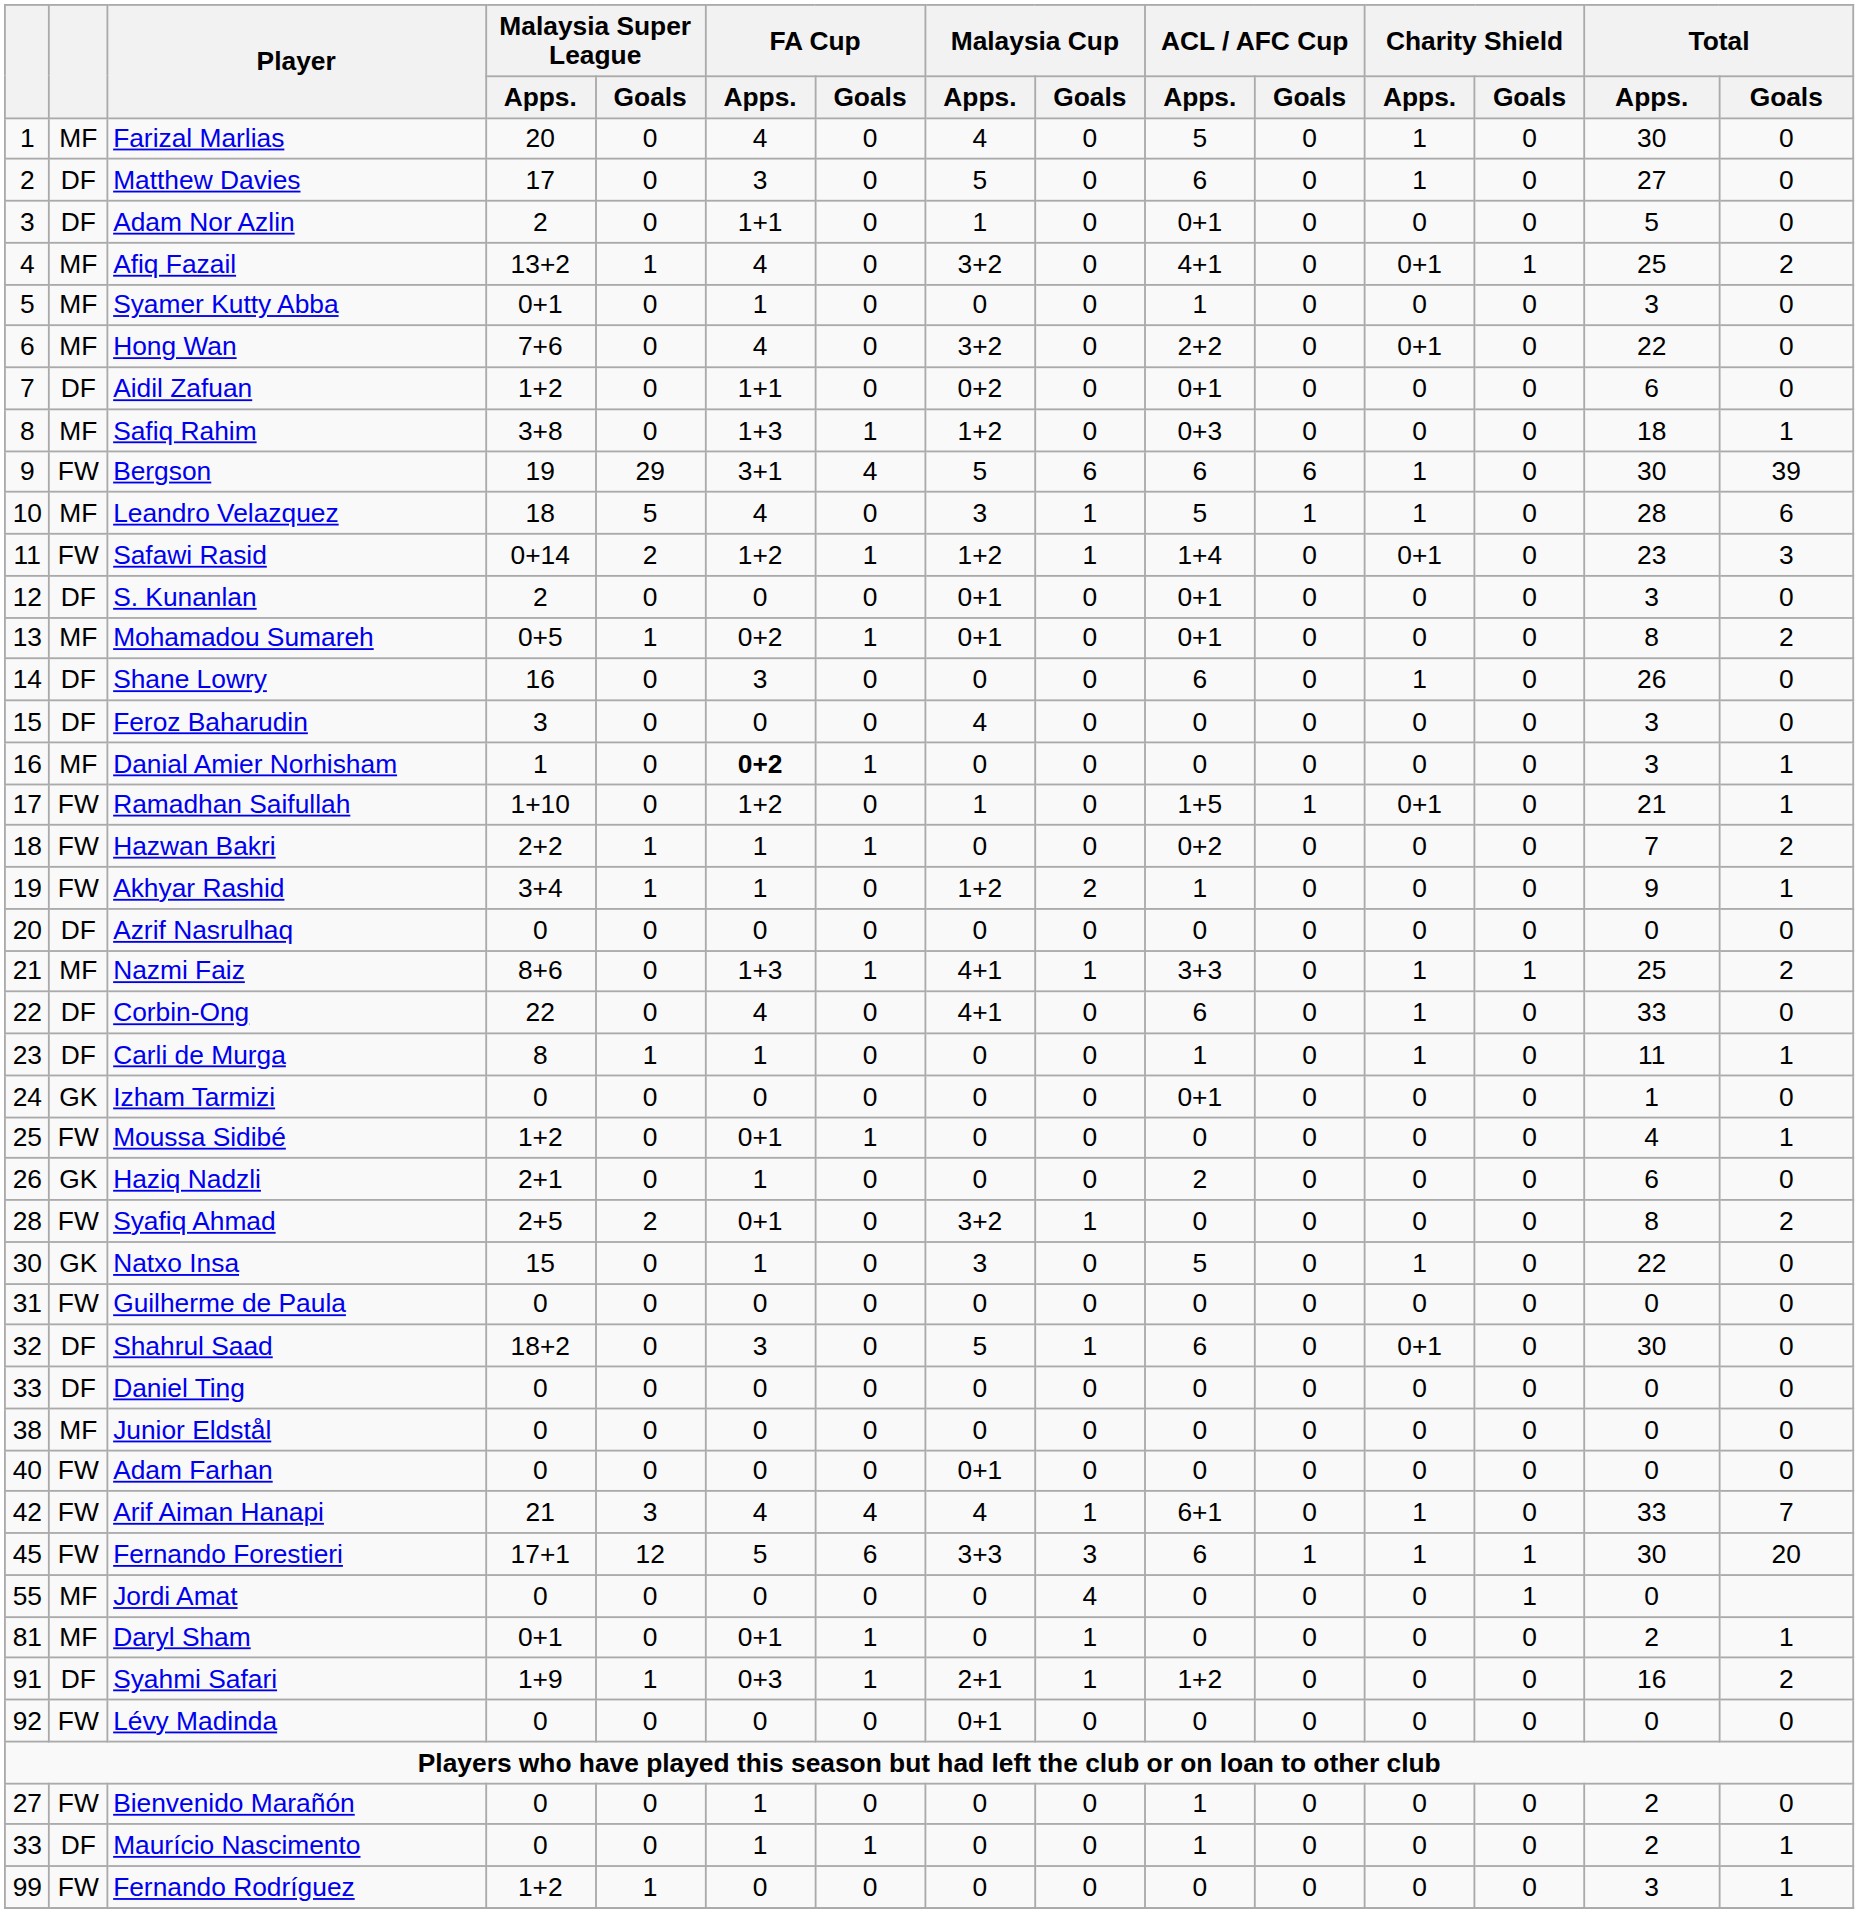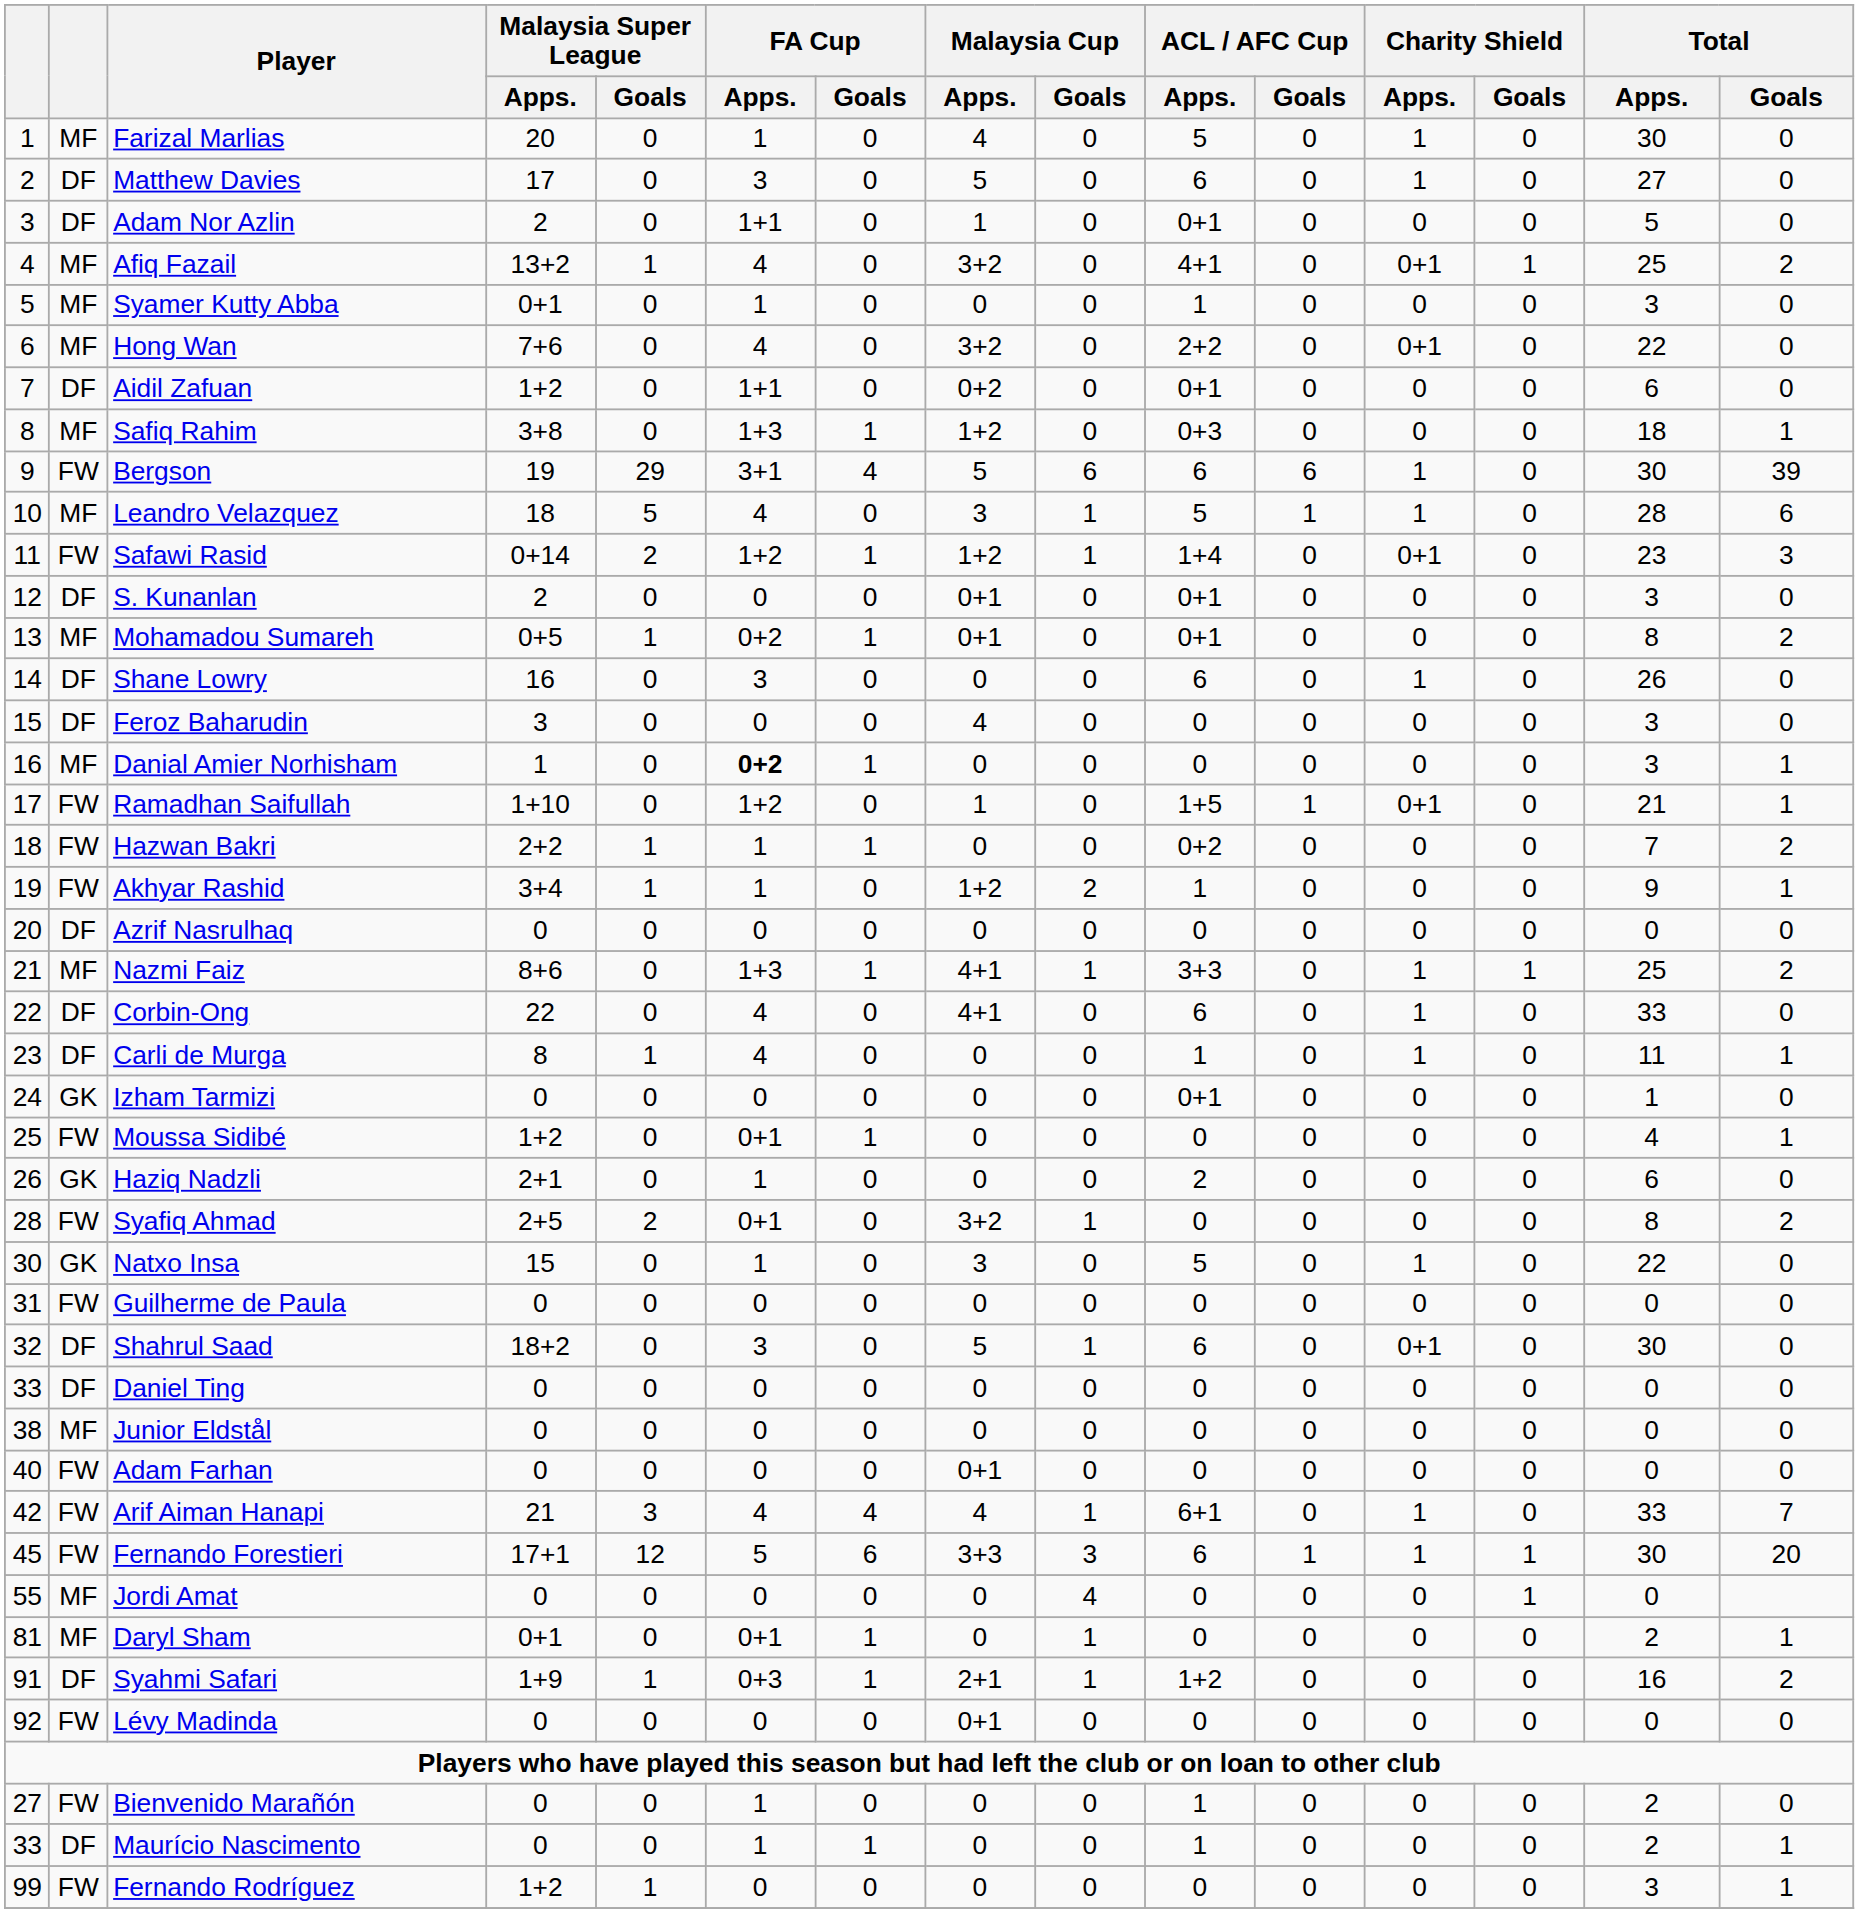(760, 139) 4 -> (760, 139) 1
(760, 1055) 1 -> (760, 1055) 4
